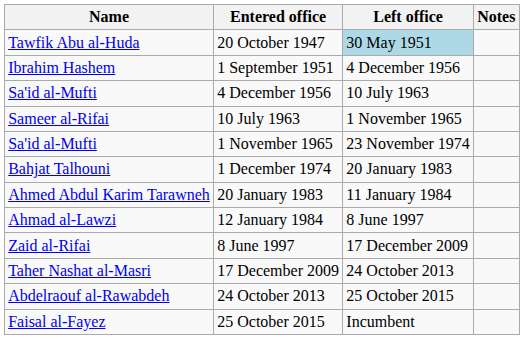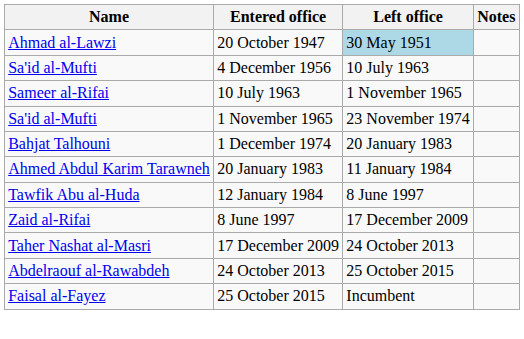(74, 42) Tawfik Abu al-Huda -> (62, 42) Ahmad al-Lawzi
- row: (275, 67)
(62, 220) Ahmad al-Lawzi -> (74, 194) Tawfik Abu al-Huda
